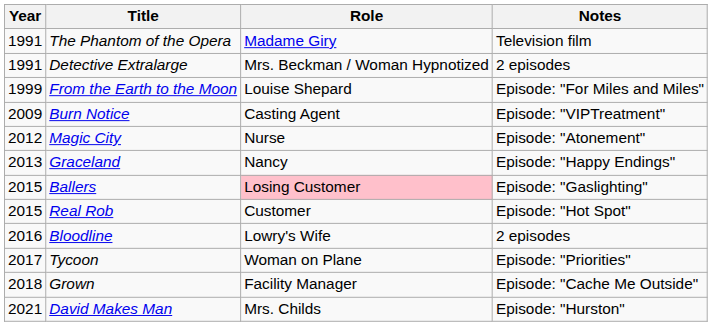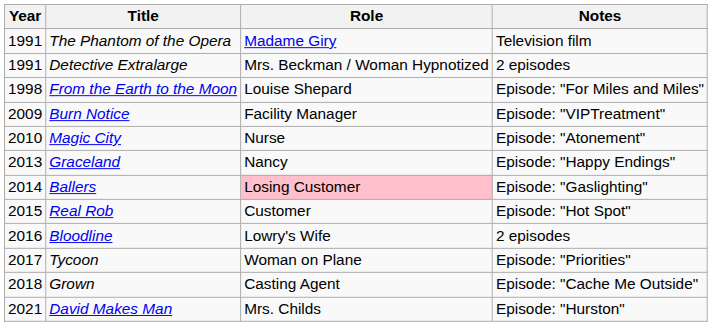(25, 89) 1999 -> (25, 89) 1998
(292, 114) Casting Agent -> (301, 114) Facility Manager
(25, 138) 2012 -> (25, 138) 2010
(25, 187) 2015 -> (25, 187) 2014
(301, 284) Facility Manager -> (292, 284) Casting Agent
